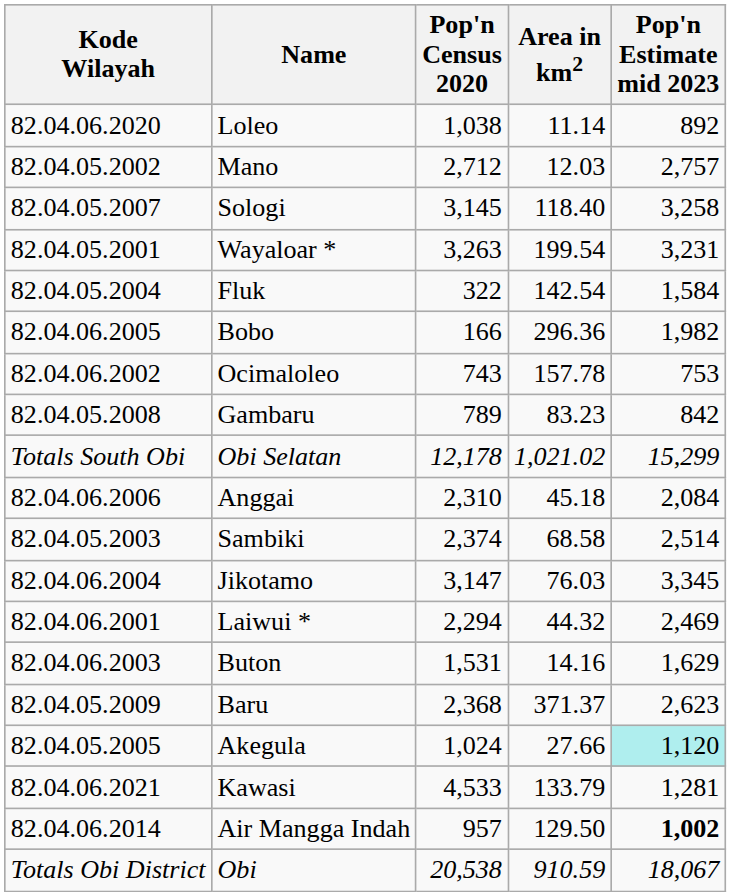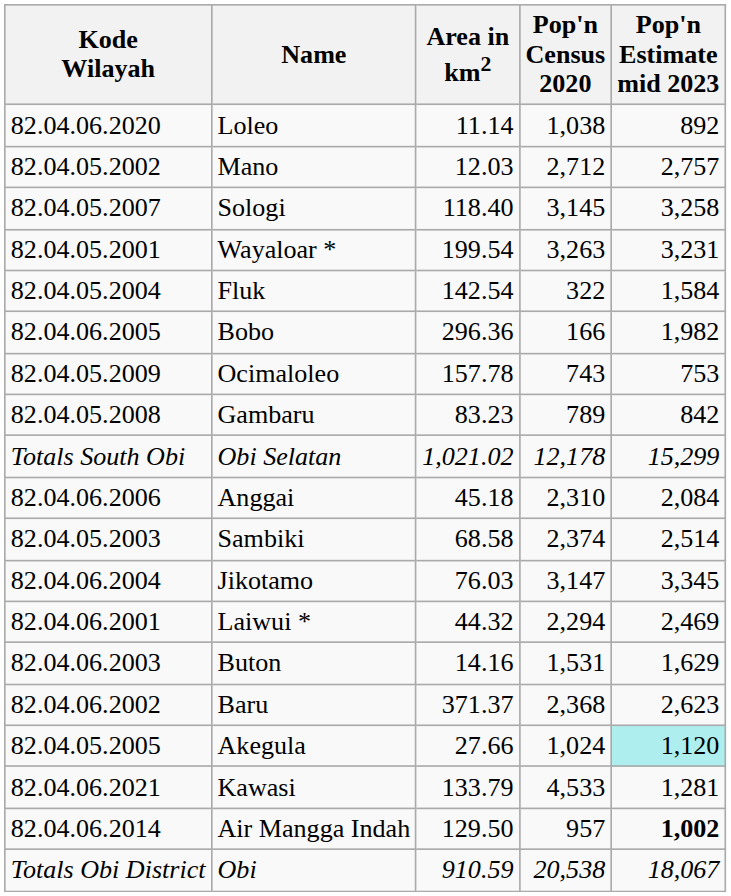columns swapped: (560, 54) <-> (462, 54)
(86, 373) 82.04.06.2002 -> (86, 373) 82.04.05.2009
(86, 704) 82.04.05.2009 -> (86, 704) 82.04.06.2002
